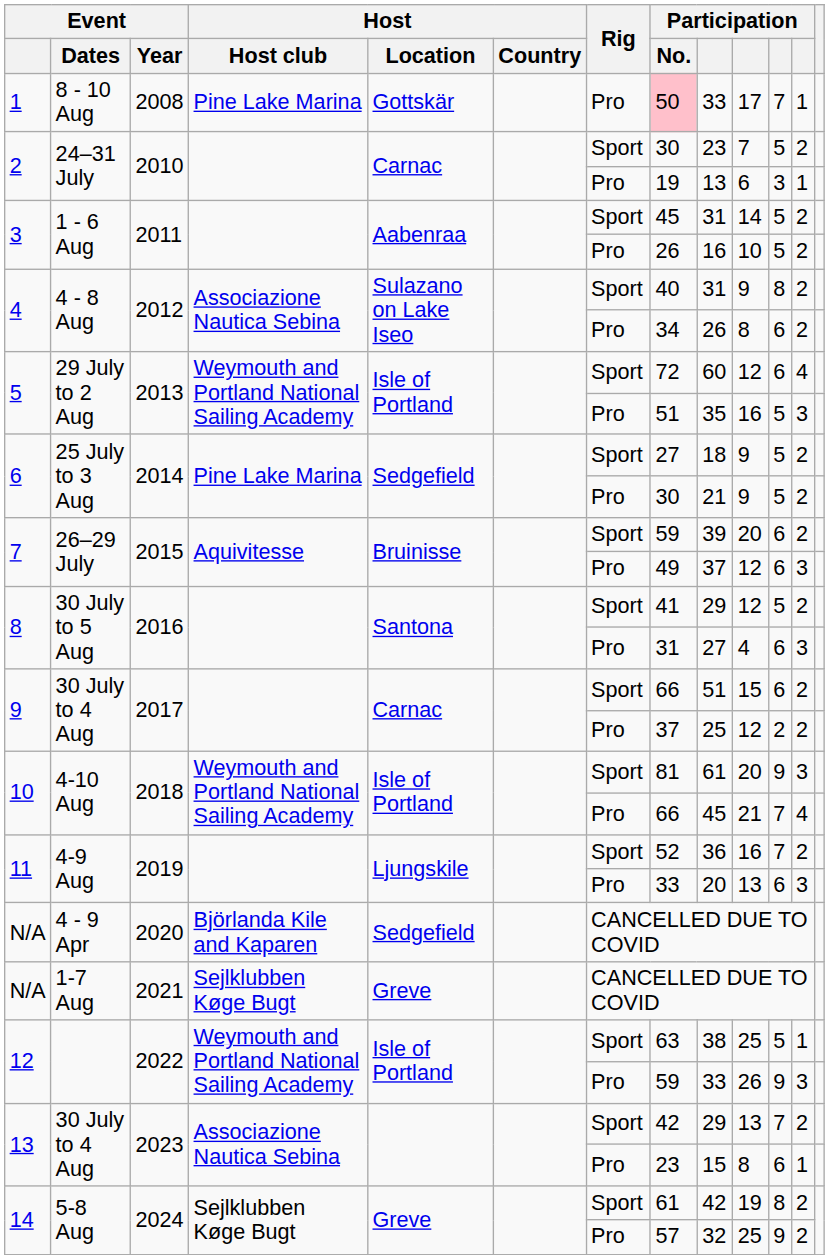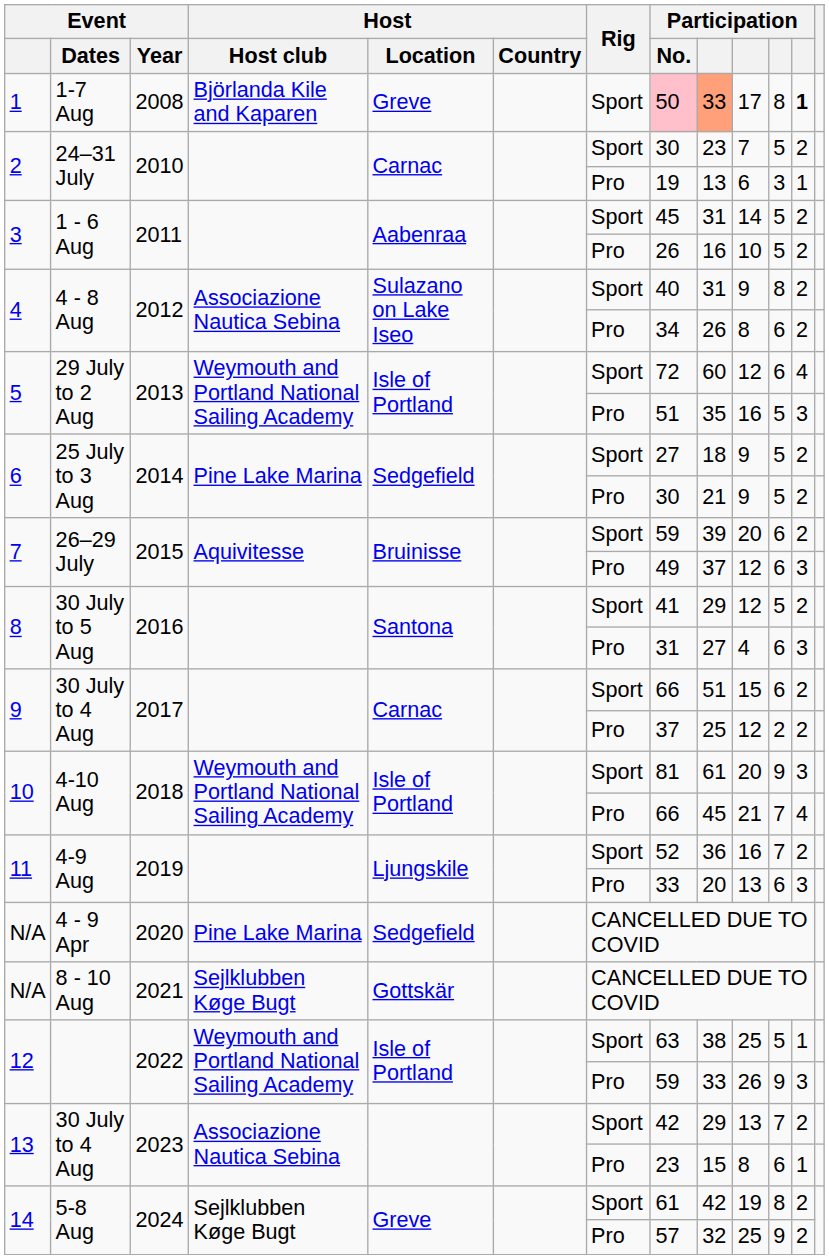(83, 102) 8 - 10 Aug -> (75, 102) 1-7 Aug
(278, 102) Pine Lake Marina -> (260, 102) Björlanda Kile and Kaparen
(413, 102) Gottskär -> (402, 102) Greve
(608, 102) Pro -> (617, 102) Sport
(714, 102) no background -> (714, 102) lightsalmon background
(779, 102) 7 -> (779, 102) 8
(802, 102) normal -> (802, 102) bold
(260, 932) Björlanda Kile and Kaparen -> (278, 932) Pine Lake Marina
(75, 990) 1-7 Aug -> (83, 990) 8 - 10 Aug
(402, 990) Greve -> (413, 990) Gottskär
